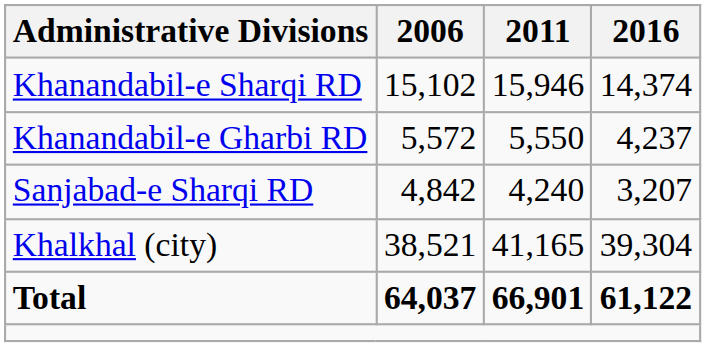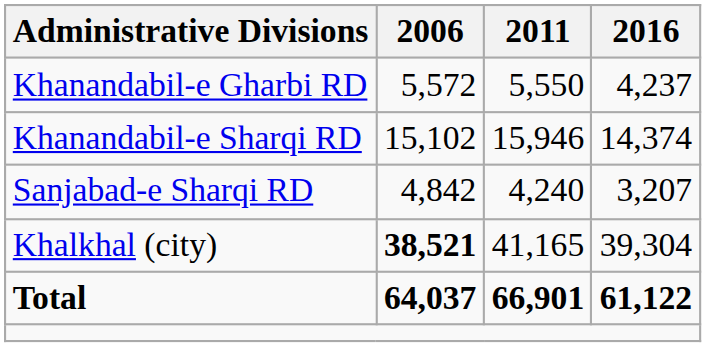rows swapped: (190, 137) <-> (187, 84)
(430, 244) normal -> (430, 244) bold
